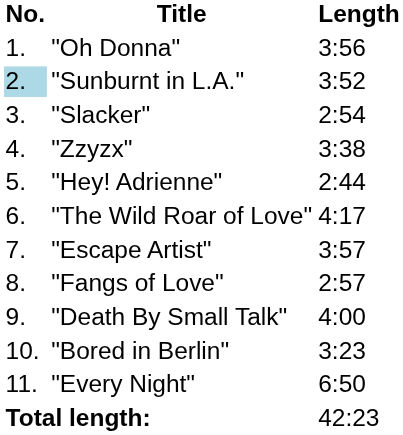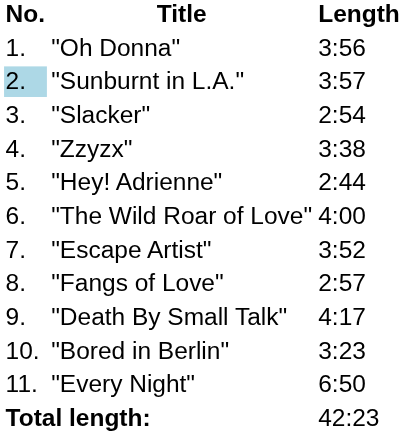(342, 81) 3:52 -> (342, 81) 3:57
(342, 216) 4:17 -> (342, 216) 4:00
(342, 249) 3:57 -> (342, 249) 3:52
(342, 317) 4:00 -> (342, 317) 4:17
